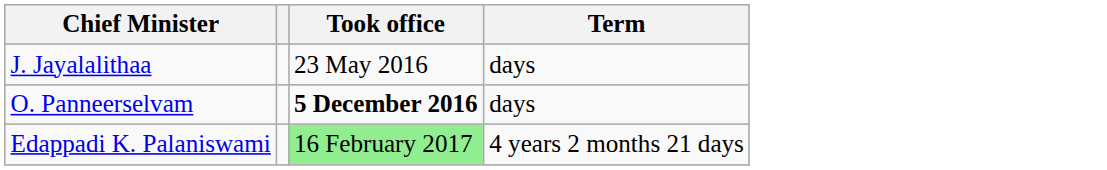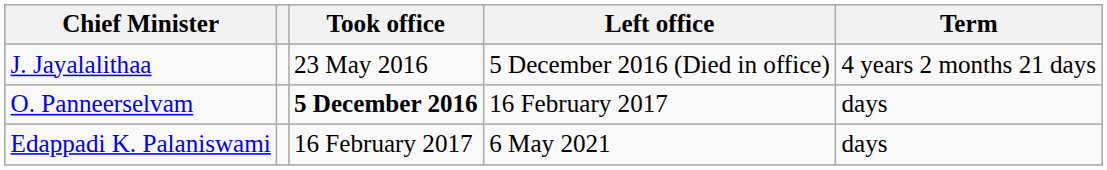+ column: (660, 24)
(512, 64) days -> (969, 64) 4 years 2 months 21 days
(383, 143) lightgreen background -> (383, 143) no background
(617, 143) 4 years 2 months 21 days -> (864, 143) days
